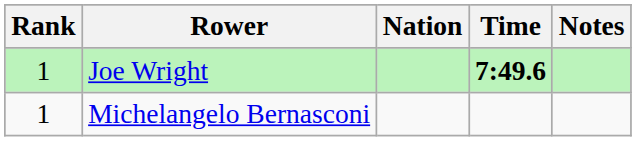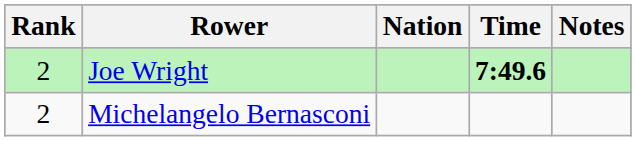(43, 69) 1 -> (43, 69) 2
(43, 113) 1 -> (43, 113) 2
